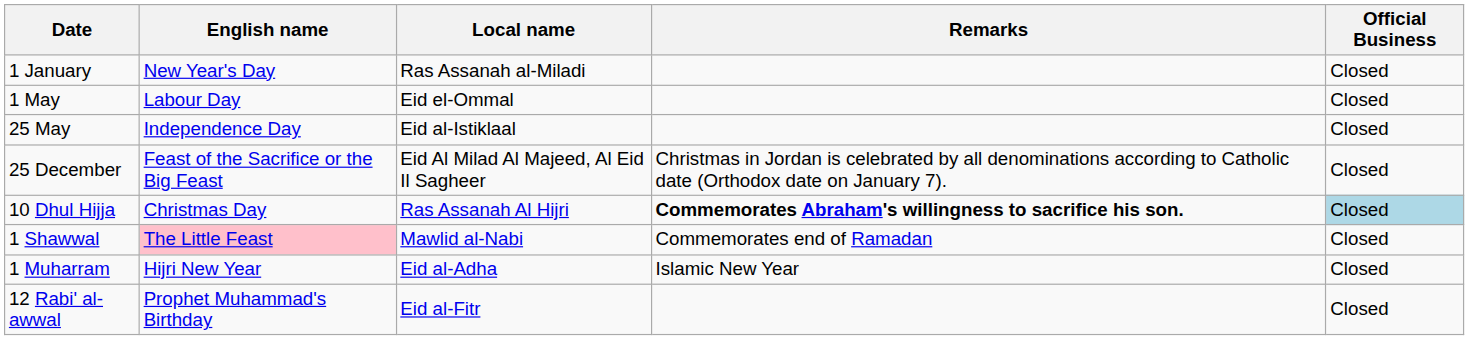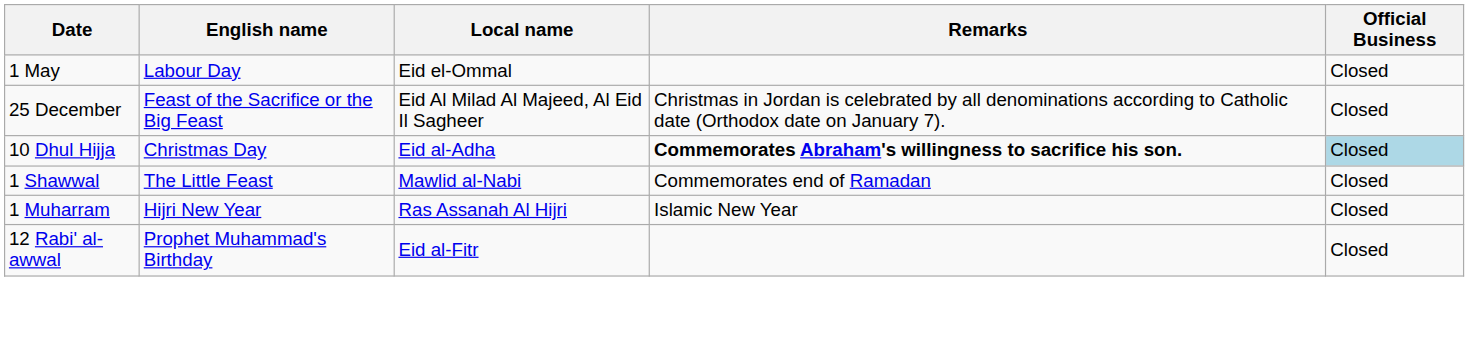- row: (50, 70)
- row: (40, 129)
(485, 209) Ras Assanah Al Hijri -> (447, 150) Eid al-Adha
(208, 239) pink background -> (208, 180) no background
(449, 269) Eid al-Adha -> (483, 209) Ras Assanah Al Hijri
